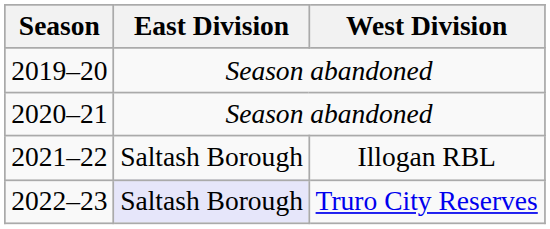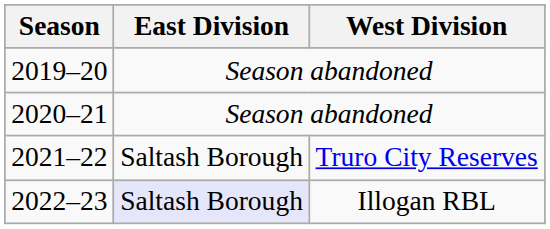(427, 157) Illogan RBL -> (427, 157) Truro City Reserves
(427, 200) Truro City Reserves -> (427, 200) Illogan RBL
